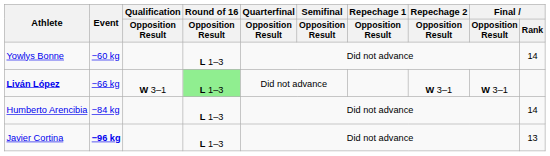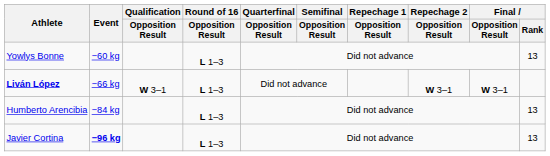(533, 56) 14 -> (533, 56) 13
(212, 90) lightgreen background -> (212, 90) no background
(533, 111) 14 -> (533, 111) 13
